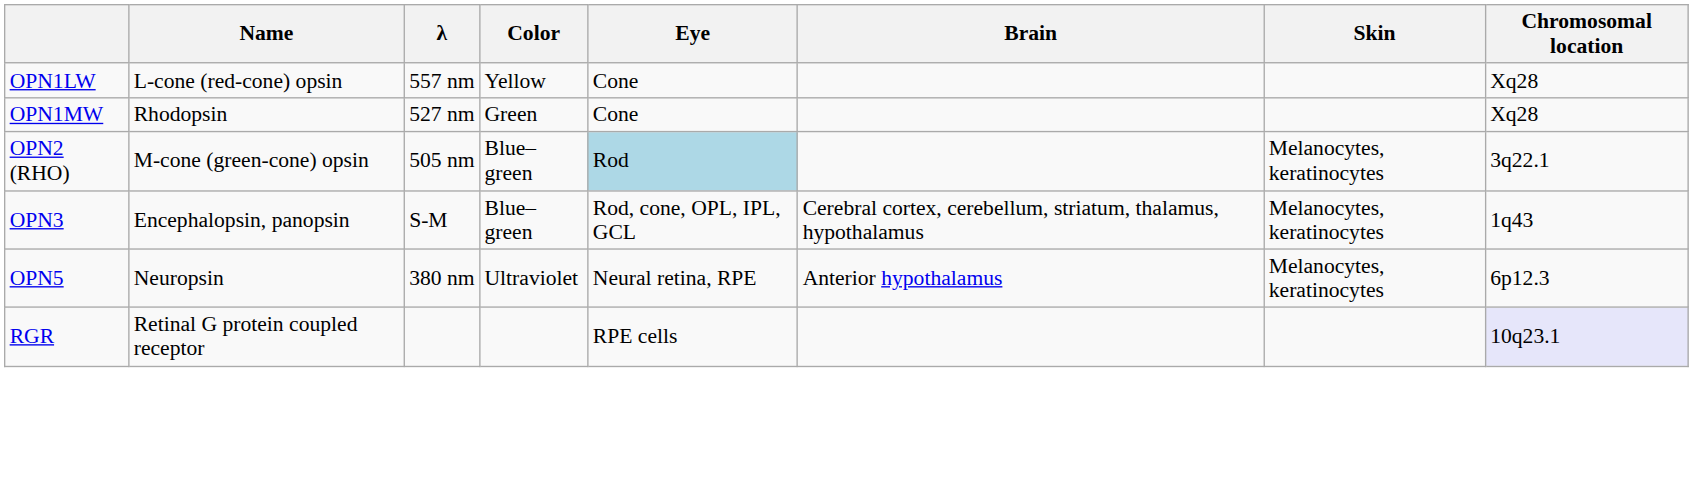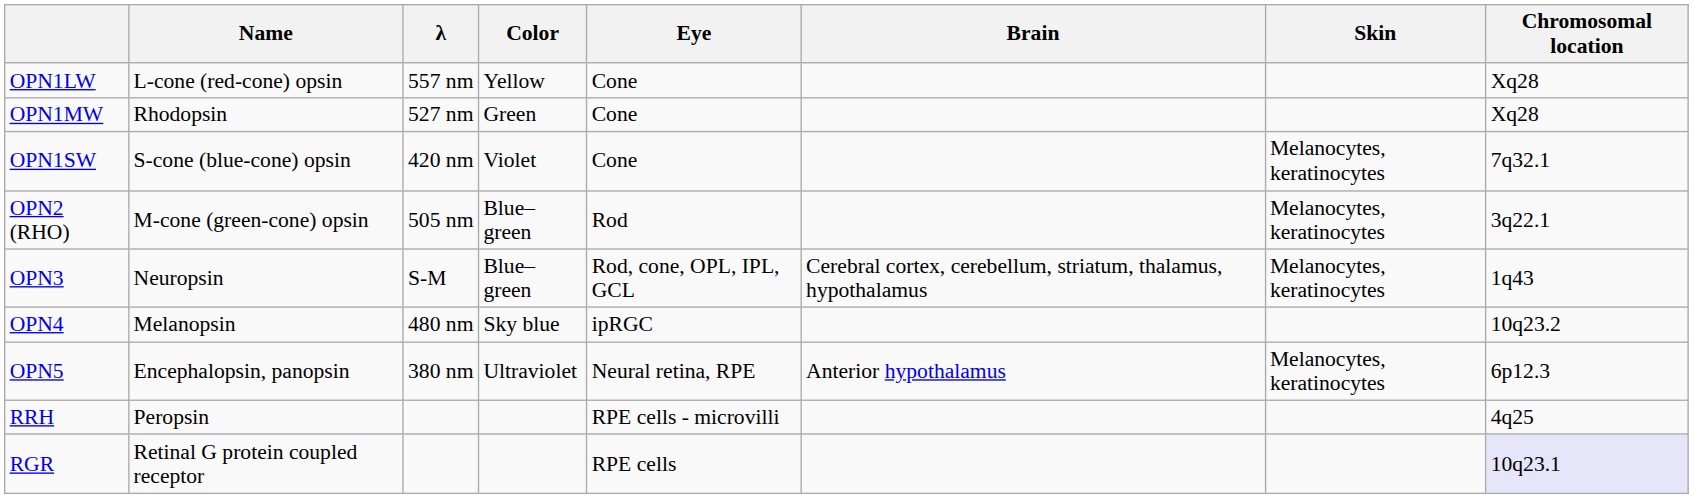+ row: (53, 160)
(611, 160) lightblue background -> (610, 219) no background
(242, 219) Encephalopsin, panopsin -> (179, 277) Neuropsin
+ row: (37, 324)
(179, 277) Neuropsin -> (242, 370) Encephalopsin, panopsin
+ row: (32, 417)
